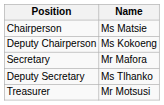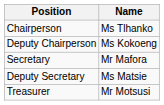(124, 28) Ms Matsie -> (127, 28) Ms Tlhanko
(127, 76) Ms Tlhanko -> (124, 76) Ms Matsie
